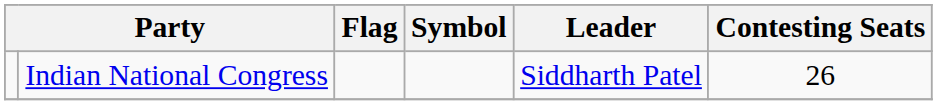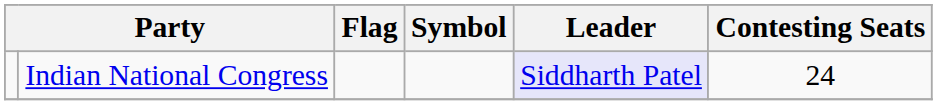(611, 74) no background -> (611, 74) lavender background
(820, 74) 26 -> (820, 74) 24
